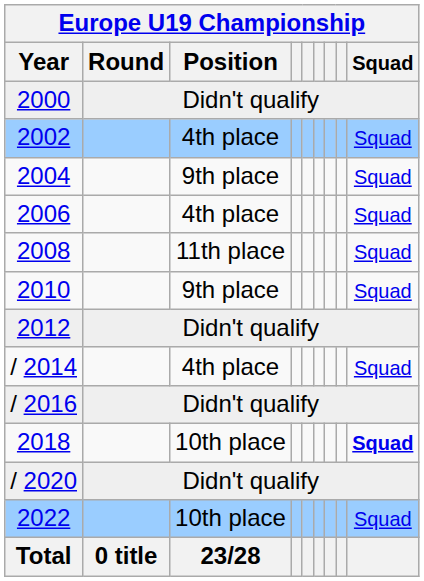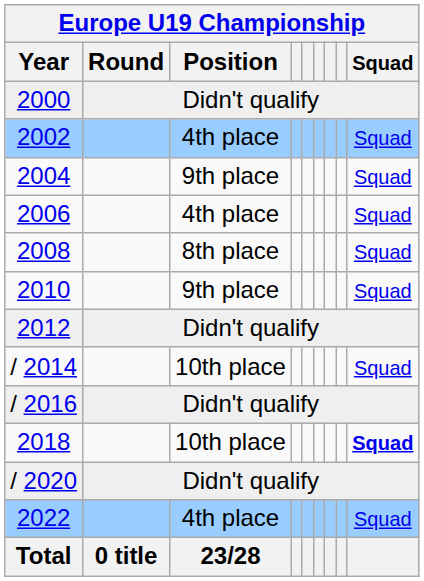(230, 251) 11th place -> (230, 251) 8th place
(230, 366) 4th place -> (230, 366) 10th place
(230, 518) 10th place -> (230, 518) 4th place
